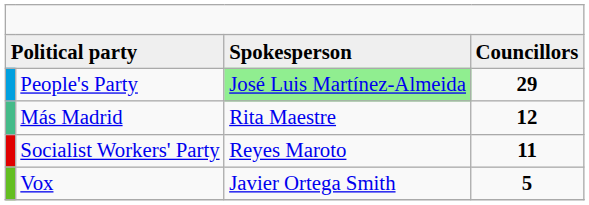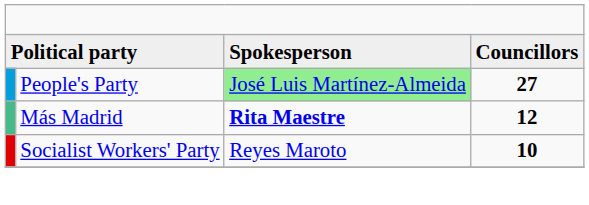(527, 84) 29 -> (527, 84) 27
(283, 117) normal -> (287, 117) bold
(527, 150) 11 -> (527, 150) 10
- row: (37, 183)
